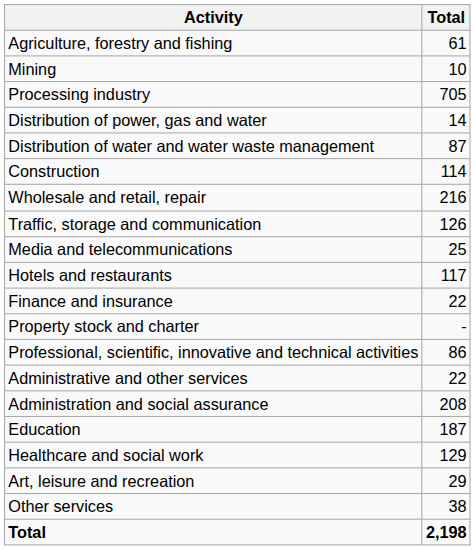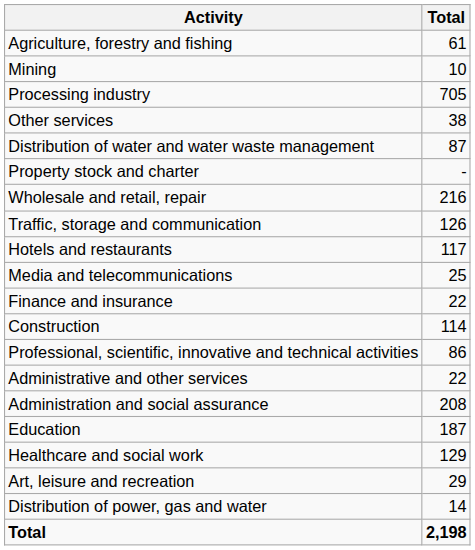rows swapped: (137, 121) <-> (61, 507)
rows swapped: (54, 172) <-> (104, 327)
rows swapped: (90, 275) <-> (120, 249)
